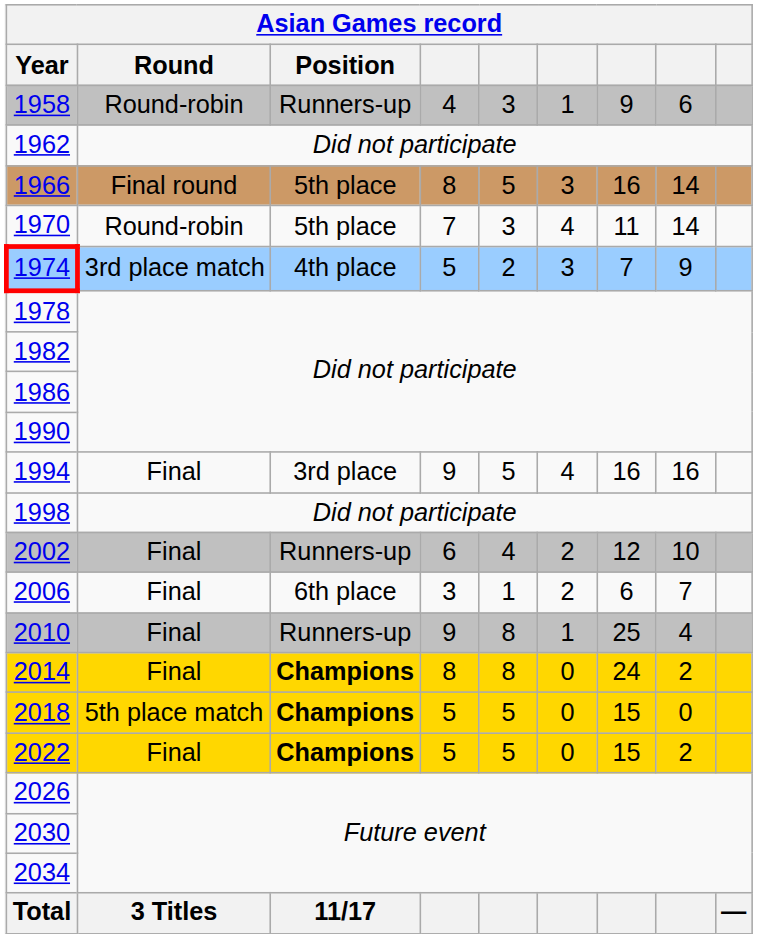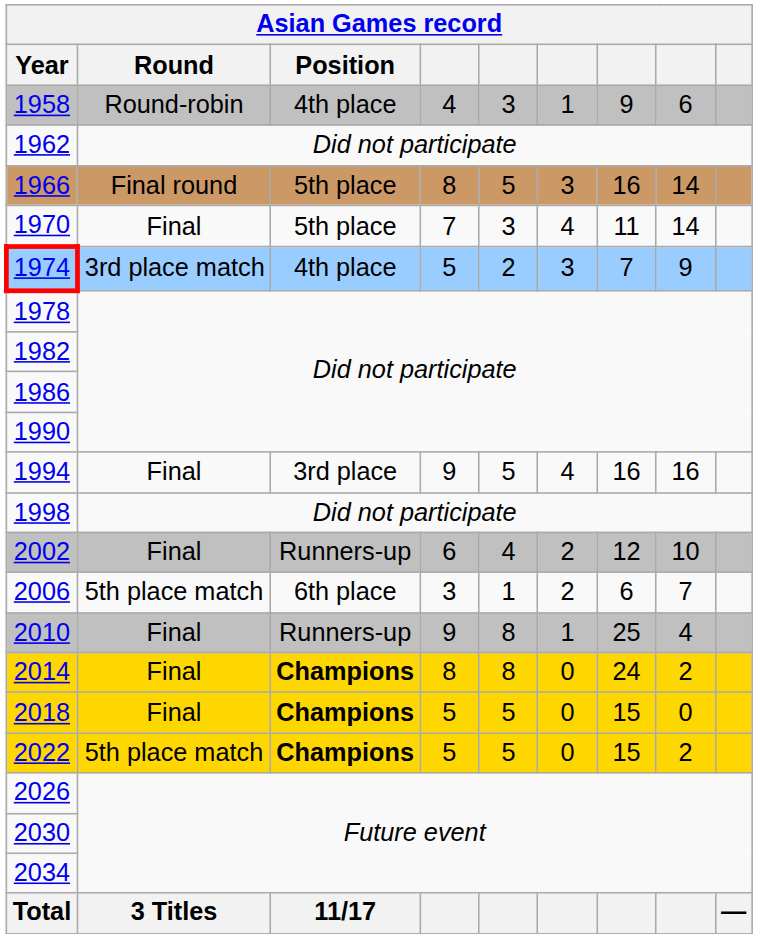(345, 104) Runners-up -> (345, 104) 4th place
(174, 225) Round-robin -> (174, 225) Final
(174, 592) Final -> (174, 592) 5th place match
(174, 712) 5th place match -> (174, 712) Final
(174, 752) Final -> (174, 752) 5th place match
